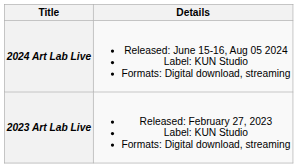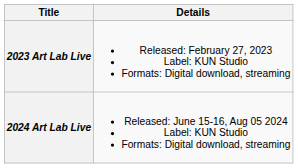rows swapped: (49, 127) <-> (49, 56)
